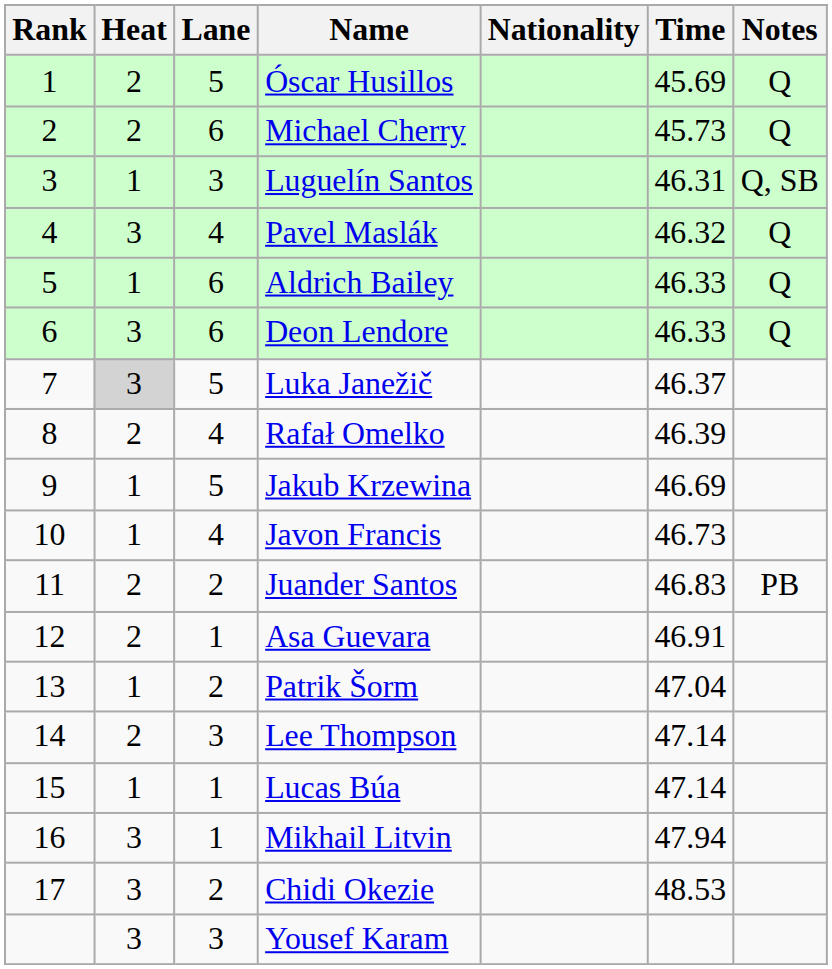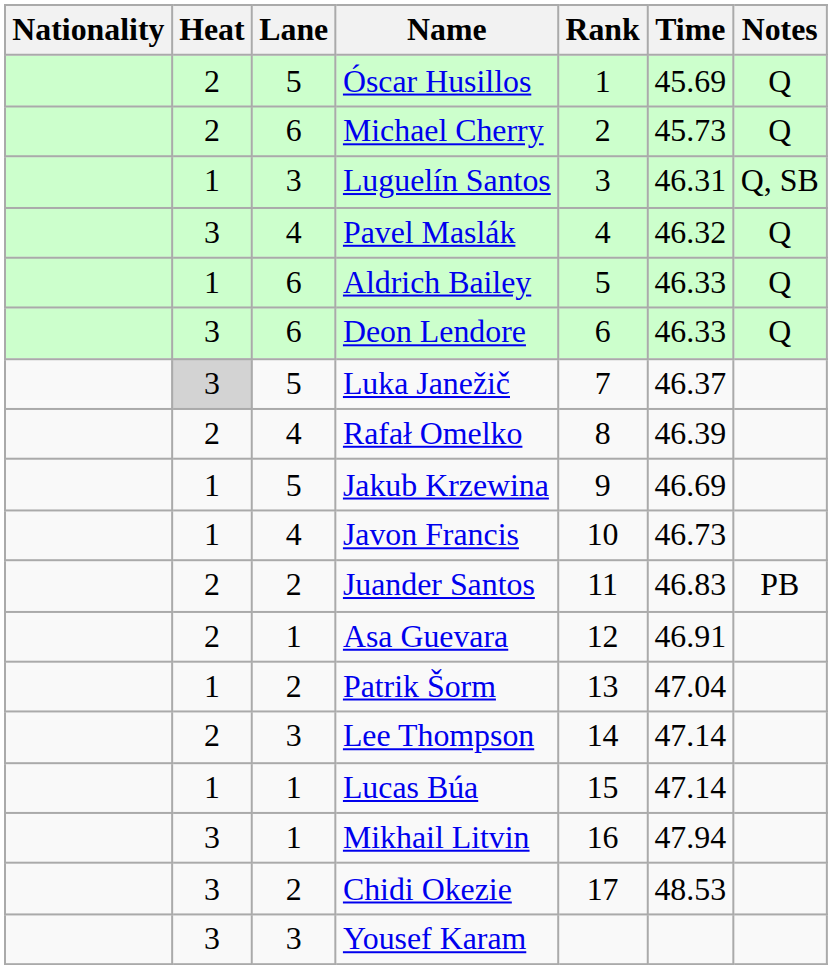columns swapped: (50, 29) <-> (564, 29)
